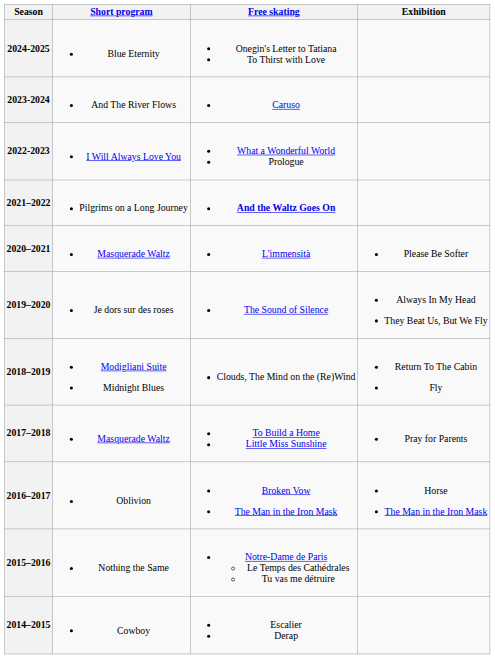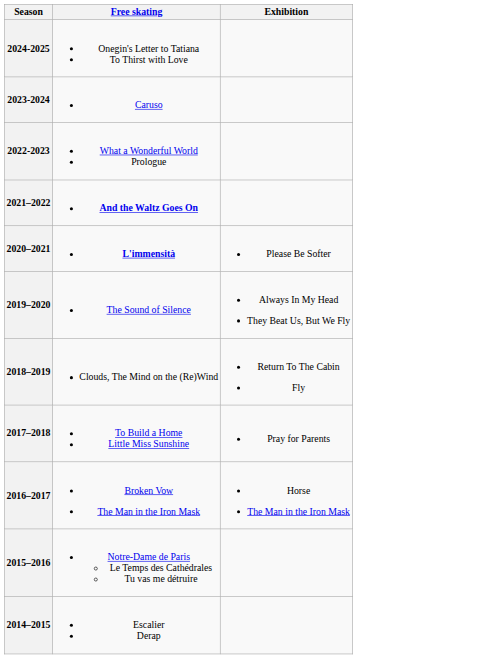- column: (121, 12)
(274, 254) normal -> (137, 254) bold
